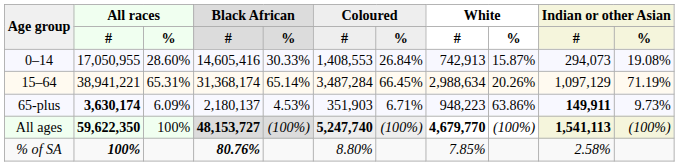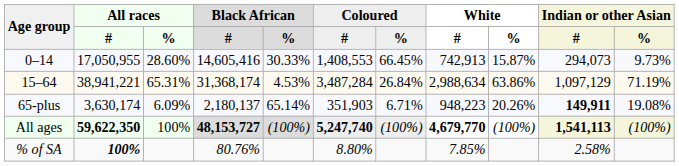(401, 60) 26.84% -> (401, 60) 66.45%
(649, 60) 19.08% -> (653, 60) 9.73%
(288, 82) 65.14% -> (292, 82) 4.53%
(401, 82) 66.45% -> (401, 82) 26.84%
(514, 82) 20.26% -> (514, 82) 63.86%
(112, 104) bold -> (112, 104) normal
(292, 104) 4.53% -> (288, 104) 65.14%
(514, 104) 63.86% -> (514, 104) 20.26%
(653, 104) 9.73% -> (649, 104) 19.08%
(238, 149) bold -> (238, 149) normal
